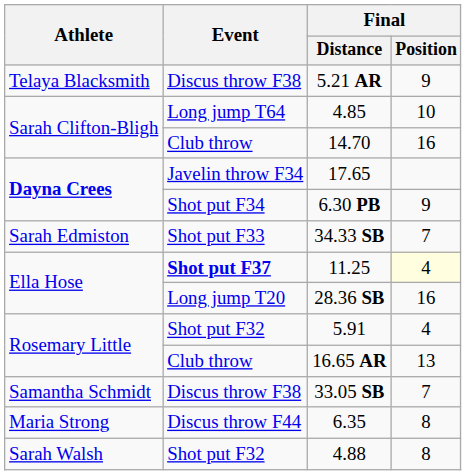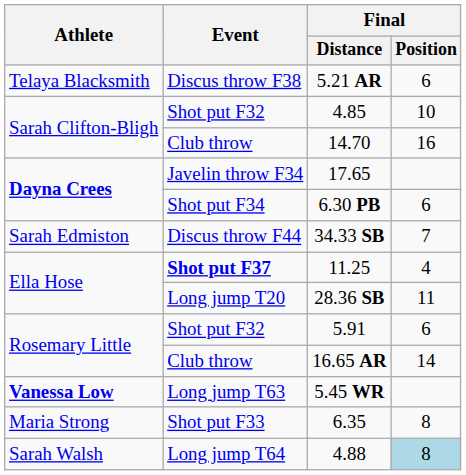(426, 80) 9 -> (426, 80) 6
(226, 112) Long jump T64 -> (216, 112) Shot put F32
(426, 205) 9 -> (426, 205) 6
(216, 236) Shot put F33 -> (234, 236) Discus throw F44
(426, 267) lightyellow background -> (426, 267) no background
(426, 298) 16 -> (426, 298) 11
(426, 329) 4 -> (426, 329) 6
(426, 361) 13 -> (426, 361) 14
+ row: (349, 392)
- row: (349, 392)
(234, 423) Discus throw F44 -> (216, 423) Shot put F33
(216, 454) Shot put F32 -> (226, 454) Long jump T64
(426, 454) no background -> (426, 454) lightblue background
